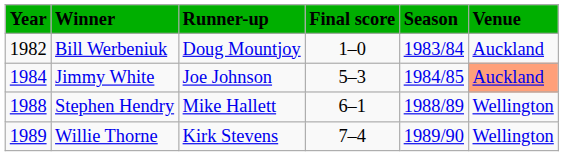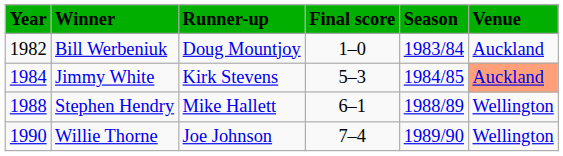(227, 77) Joe Johnson -> (230, 77) Kirk Stevens
(28, 135) 1989 -> (28, 135) 1990
(230, 135) Kirk Stevens -> (227, 135) Joe Johnson
